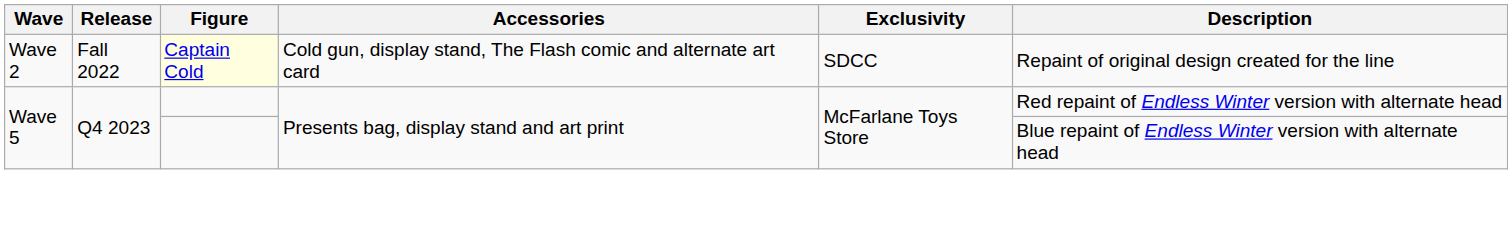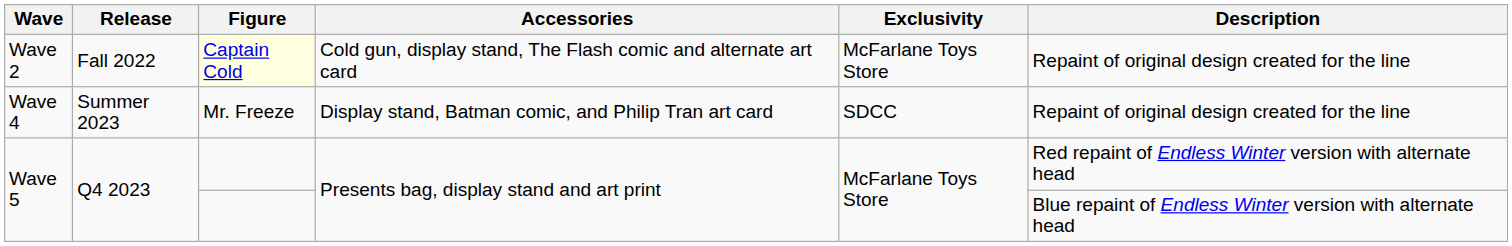(850, 60) SDCC -> (910, 60) McFarlane Toys Store
+ row: (33, 112)
